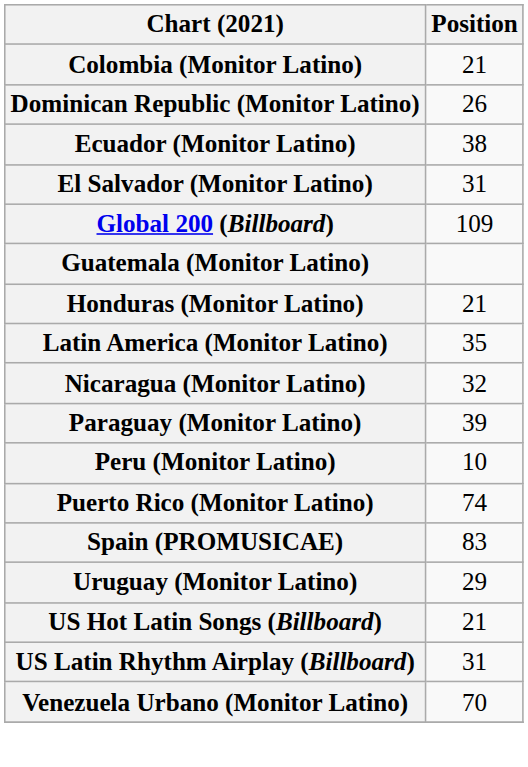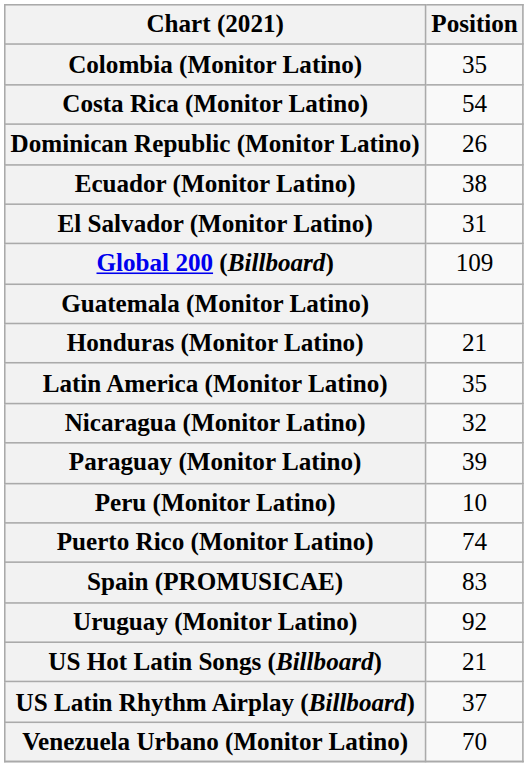(475, 64) 21 -> (475, 64) 35
+ row: (215, 104)
(475, 582) 29 -> (475, 622) 92
(475, 661) 31 -> (475, 701) 37
